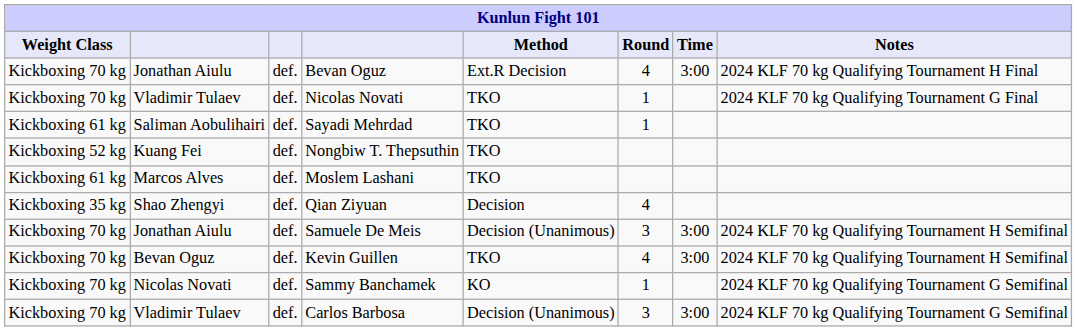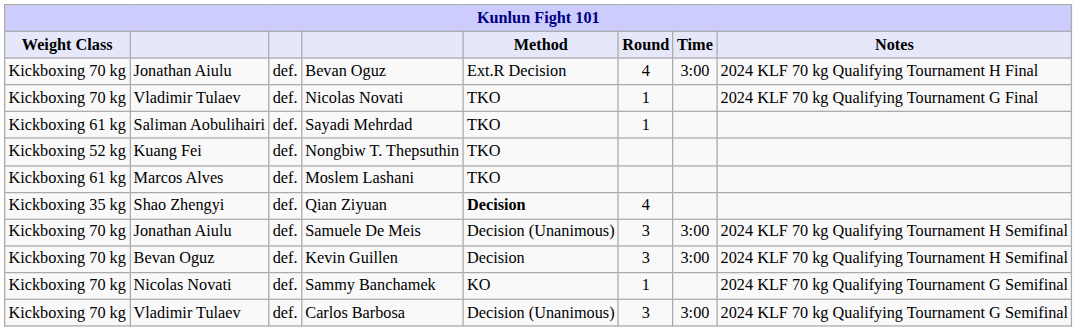(496, 205) normal -> (496, 205) bold
(484, 258) TKO -> (496, 258) Decision
(646, 258) 4 -> (646, 258) 3
